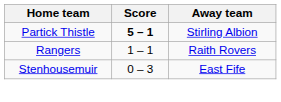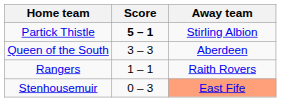+ row: (58, 50)
(222, 69) no background -> (222, 87) lightsalmon background
